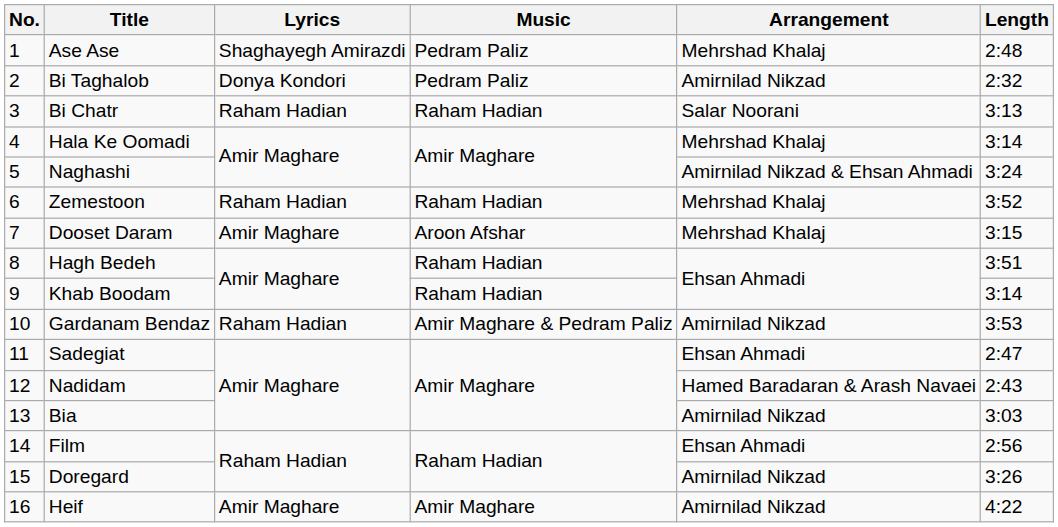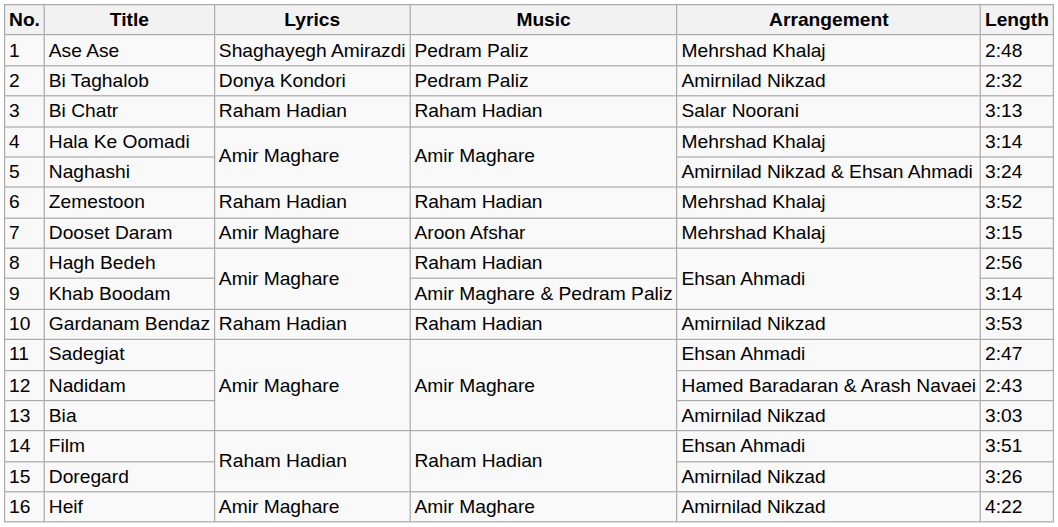(1004, 263) 3:51 -> (1004, 263) 2:56
(479, 293) Raham Hadian -> (544, 293) Amir Maghare & Pedram Paliz
(544, 324) Amir Maghare & Pedram Paliz -> (479, 324) Raham Hadian
(1004, 446) 2:56 -> (1004, 446) 3:51
